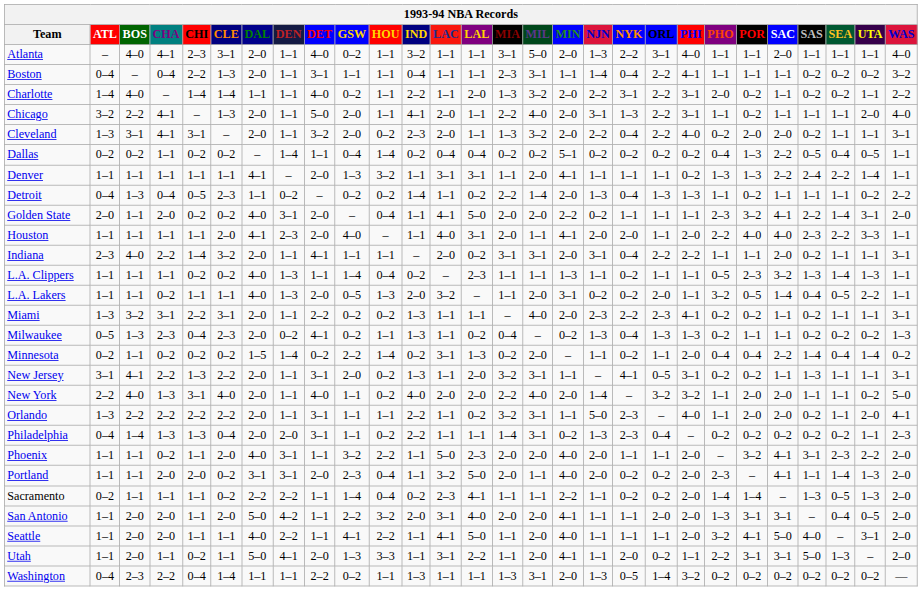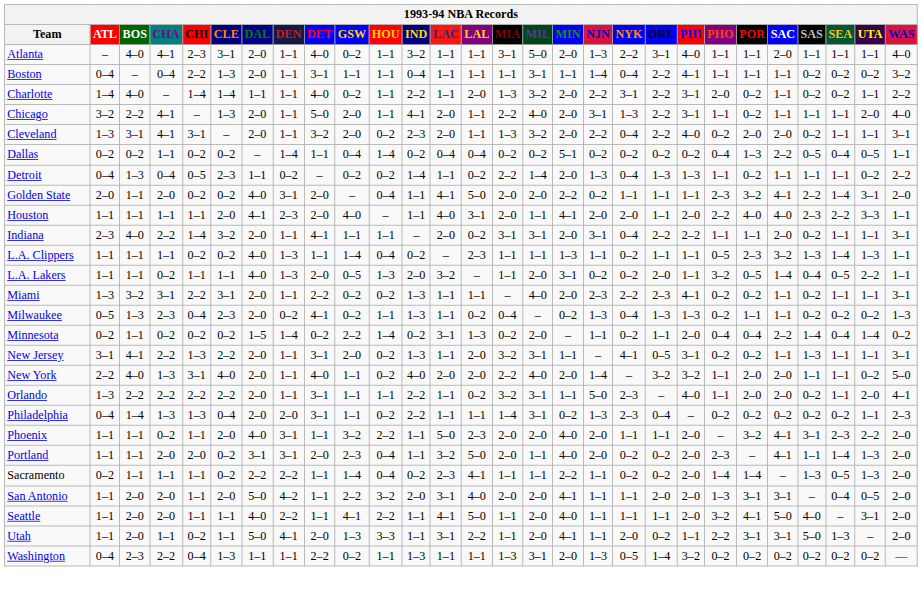(507, 74) 2–3 -> (507, 74) 1–1
- row: (25, 175)
(226, 576) 1–4 -> (226, 556) 1–3
